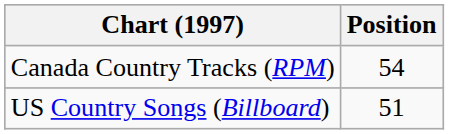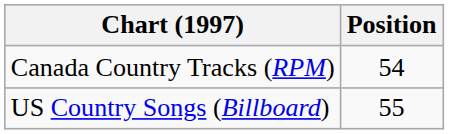(392, 107) 51 -> (392, 107) 55
